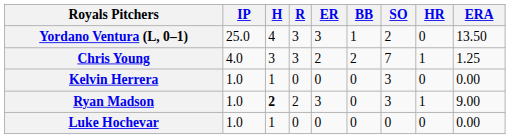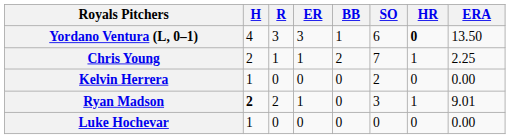- column: (244, 15)
(388, 36) 2 -> (376, 36) 6
(422, 36) normal -> (414, 36) bold
(272, 58) 3 -> (249, 58) 2
(295, 58) 3 -> (275, 58) 1
(318, 58) 2 -> (300, 58) 1
(468, 58) 1.25 -> (463, 58) 2.25
(388, 79) 3 -> (376, 79) 2
(318, 101) 3 -> (300, 101) 1
(468, 101) 9.00 -> (463, 101) 9.01
